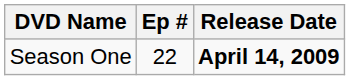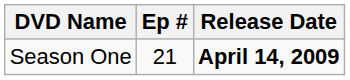(165, 56) 22 -> (165, 56) 21
